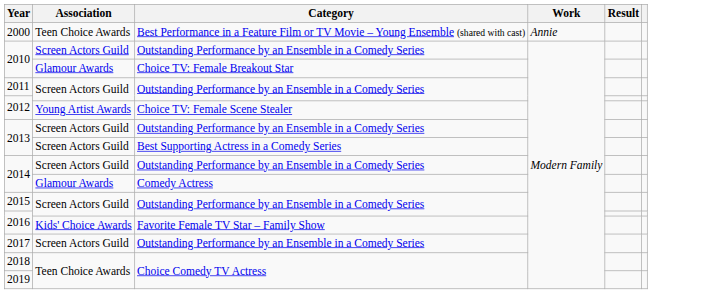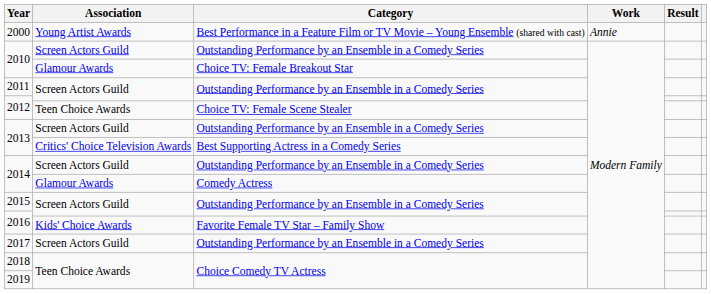(83, 31) Teen Choice Awards -> (83, 31) Young Artist Awards
(83, 110) Young Artist Awards -> (83, 110) Teen Choice Awards
(82, 146) Screen Actors Guild -> (113, 146) Critics' Choice Television Awards
